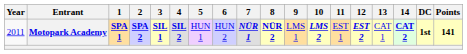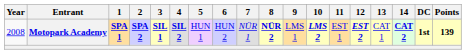(16, 32) 2011 -> (16, 32) 2008
(248, 32) bold -> (248, 32) normal
(448, 32) 141 -> (447, 32) 139
